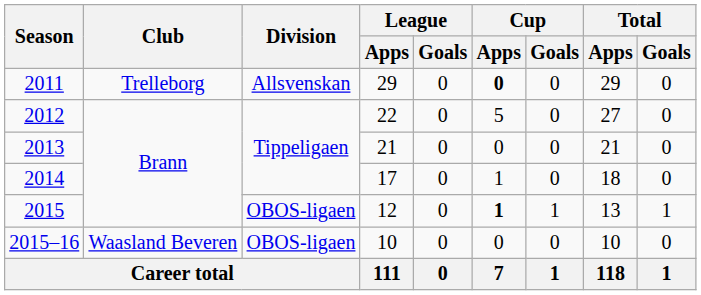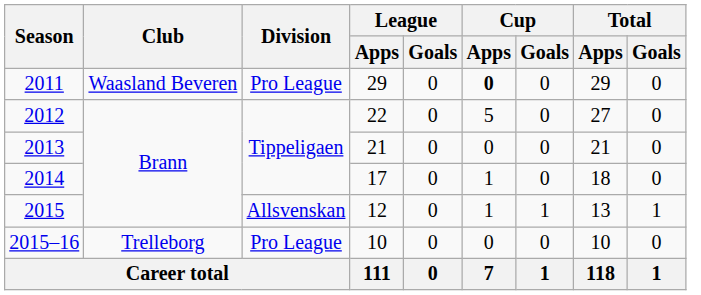(163, 83) Trelleborg -> (163, 83) Waasland Beveren
(301, 83) Allsvenskan -> (296, 83) Pro League
(301, 210) OBOS-ligaen -> (296, 210) Allsvenskan
(499, 210) bold -> (489, 210) normal
(163, 242) Waasland Beveren -> (163, 242) Trelleborg
(301, 242) OBOS-ligaen -> (296, 242) Pro League
